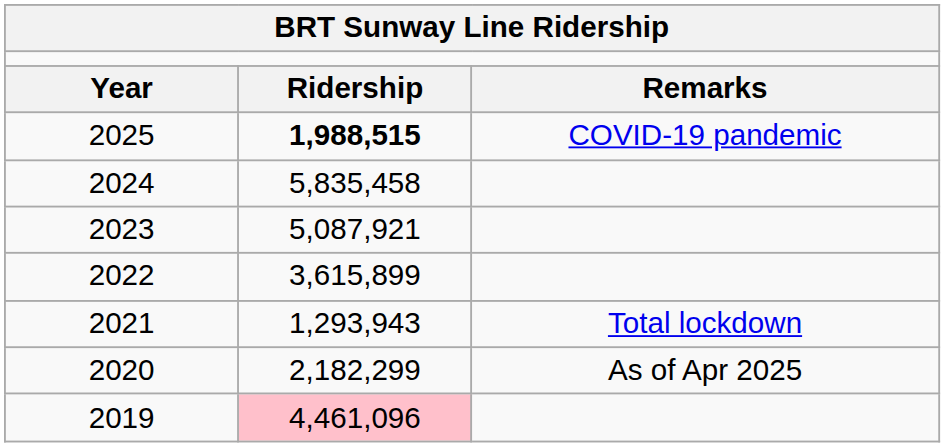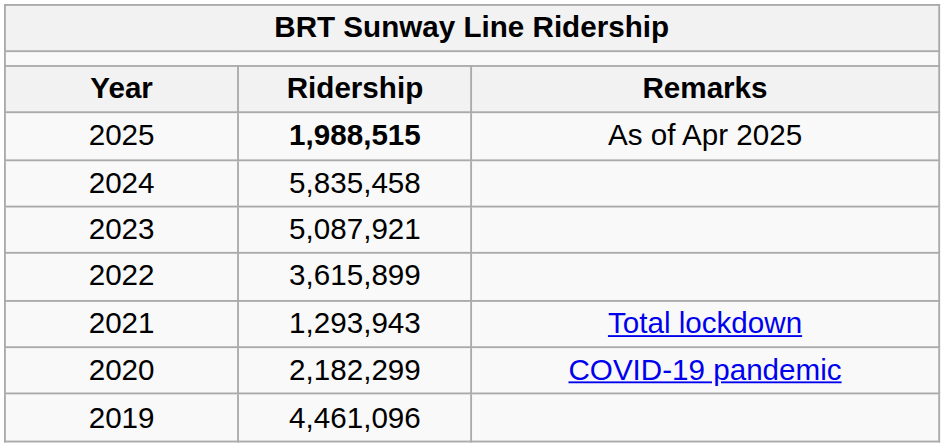(705, 135) COVID-19 pandemic -> (705, 135) As of Apr 2025
(705, 370) As of Apr 2025 -> (705, 370) COVID-19 pandemic
(355, 417) pink background -> (355, 417) no background
